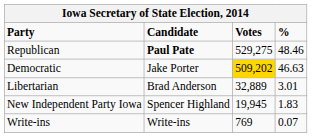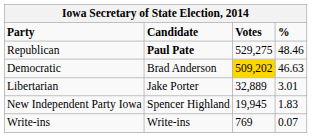(173, 68) Jake Porter -> (182, 68) Brad Anderson
(182, 86) Brad Anderson -> (173, 86) Jake Porter
